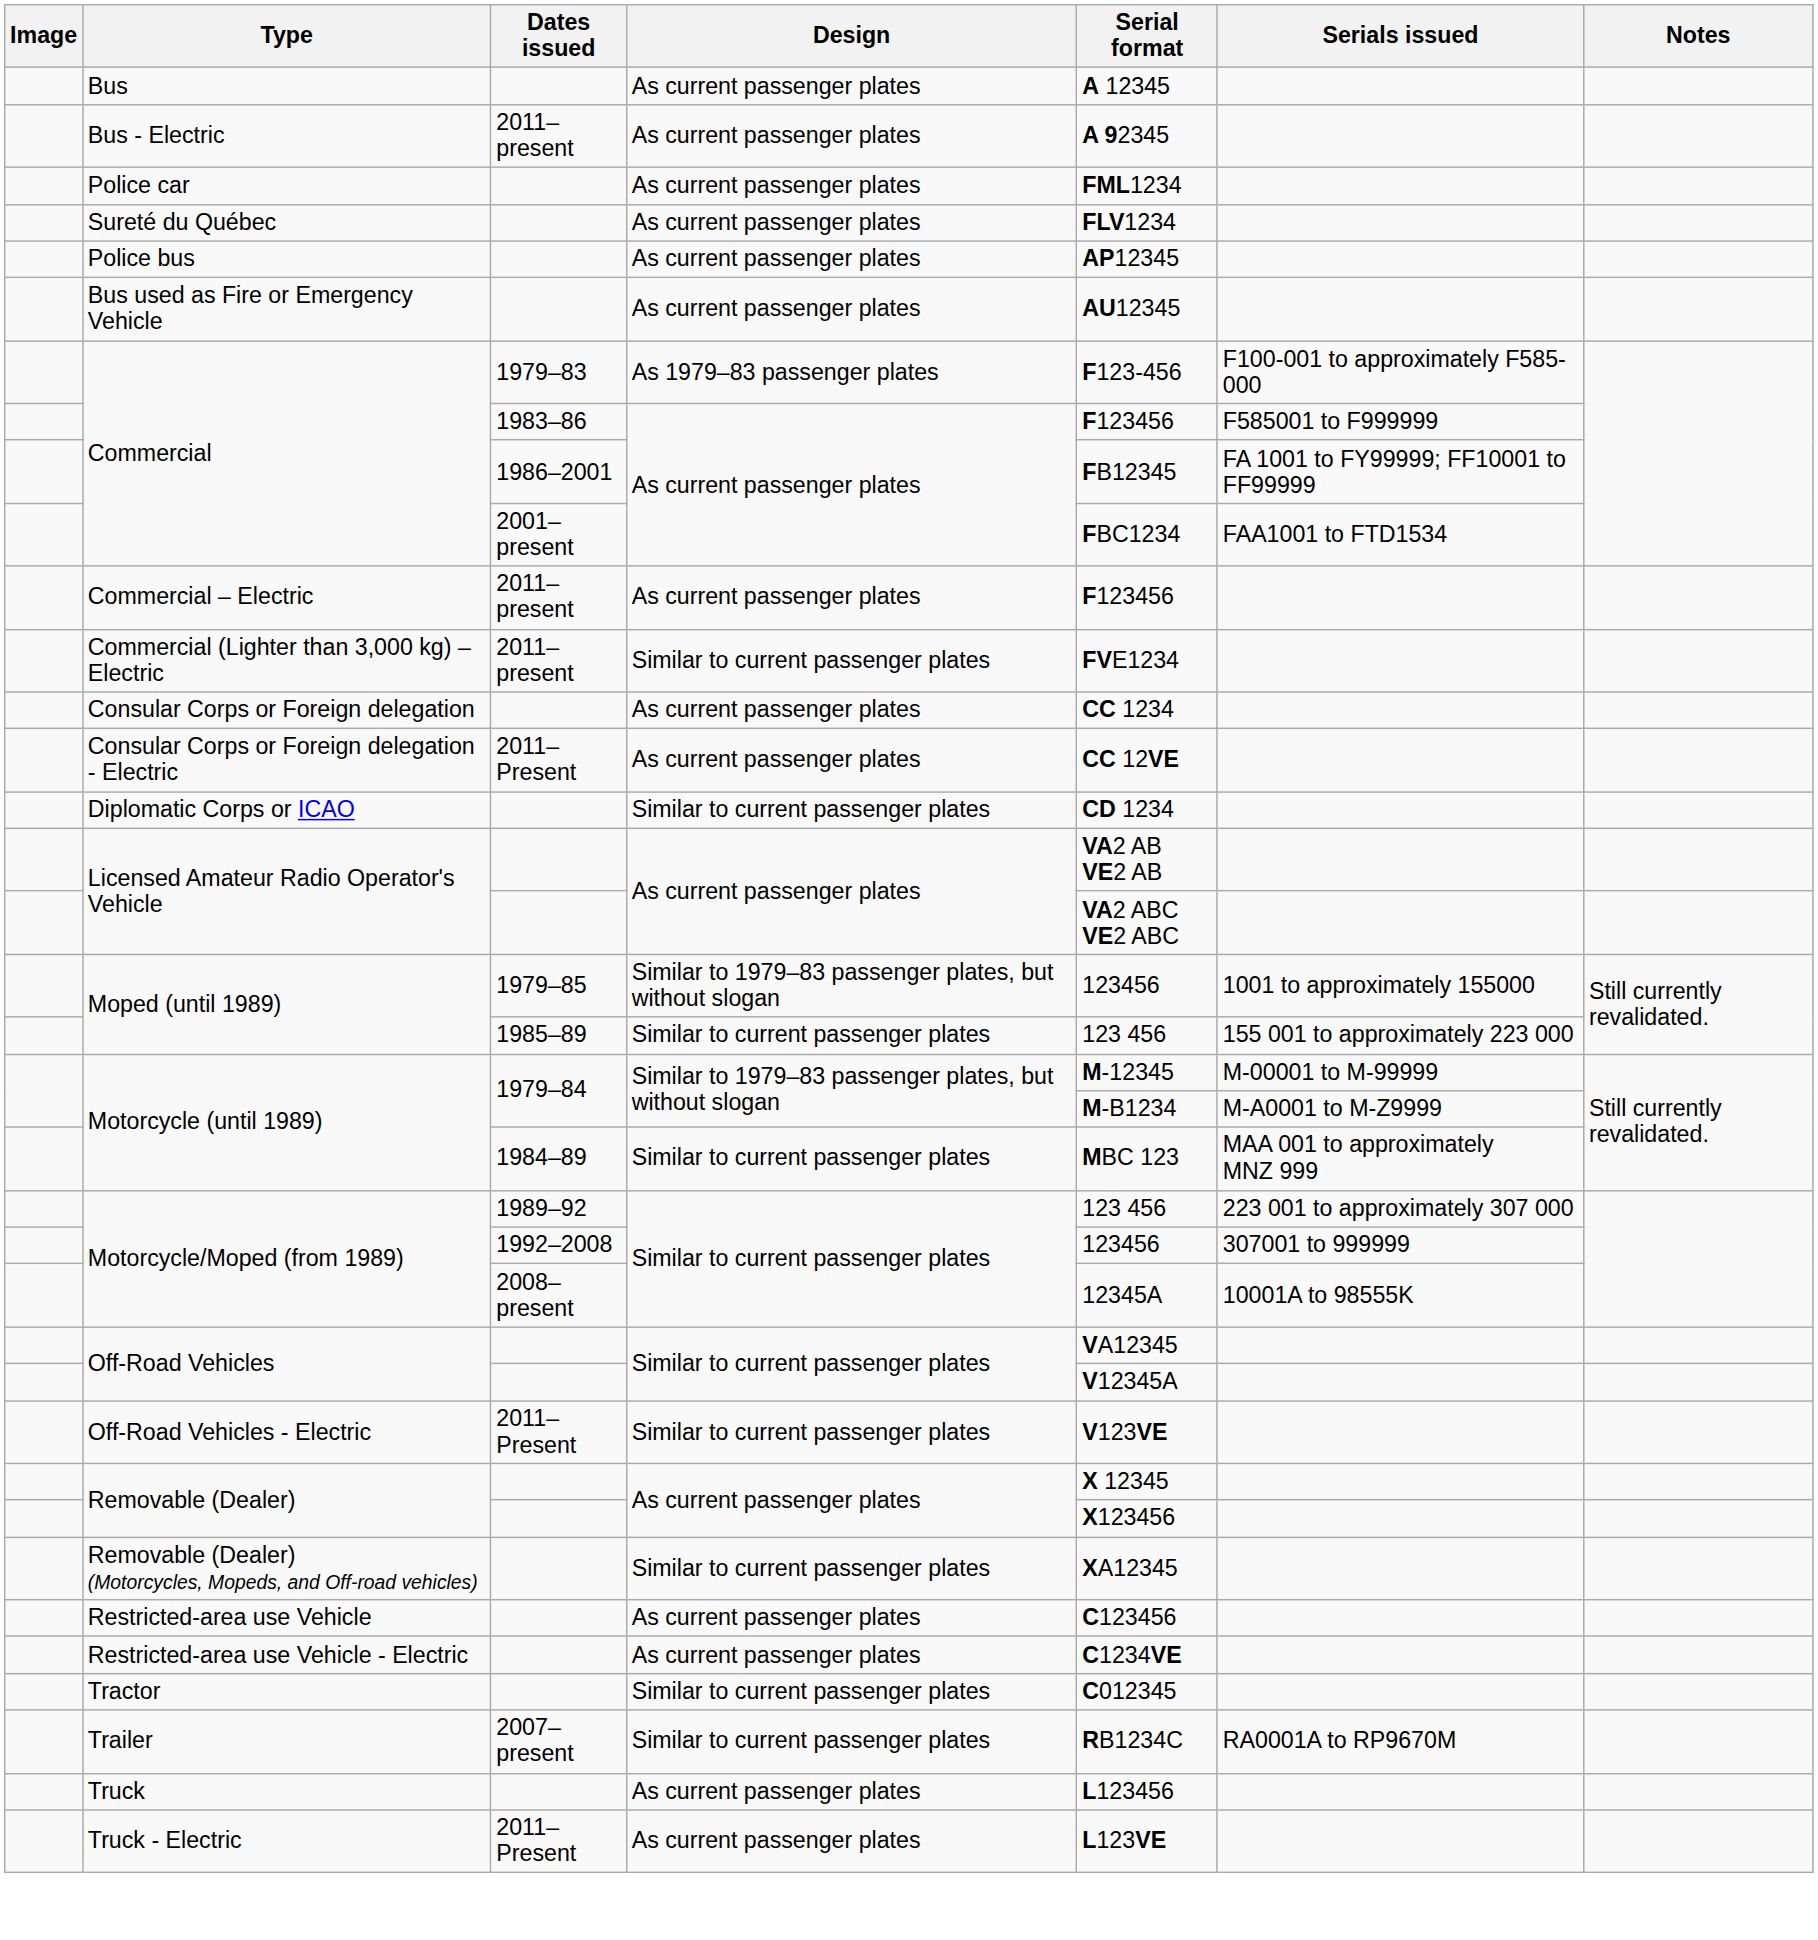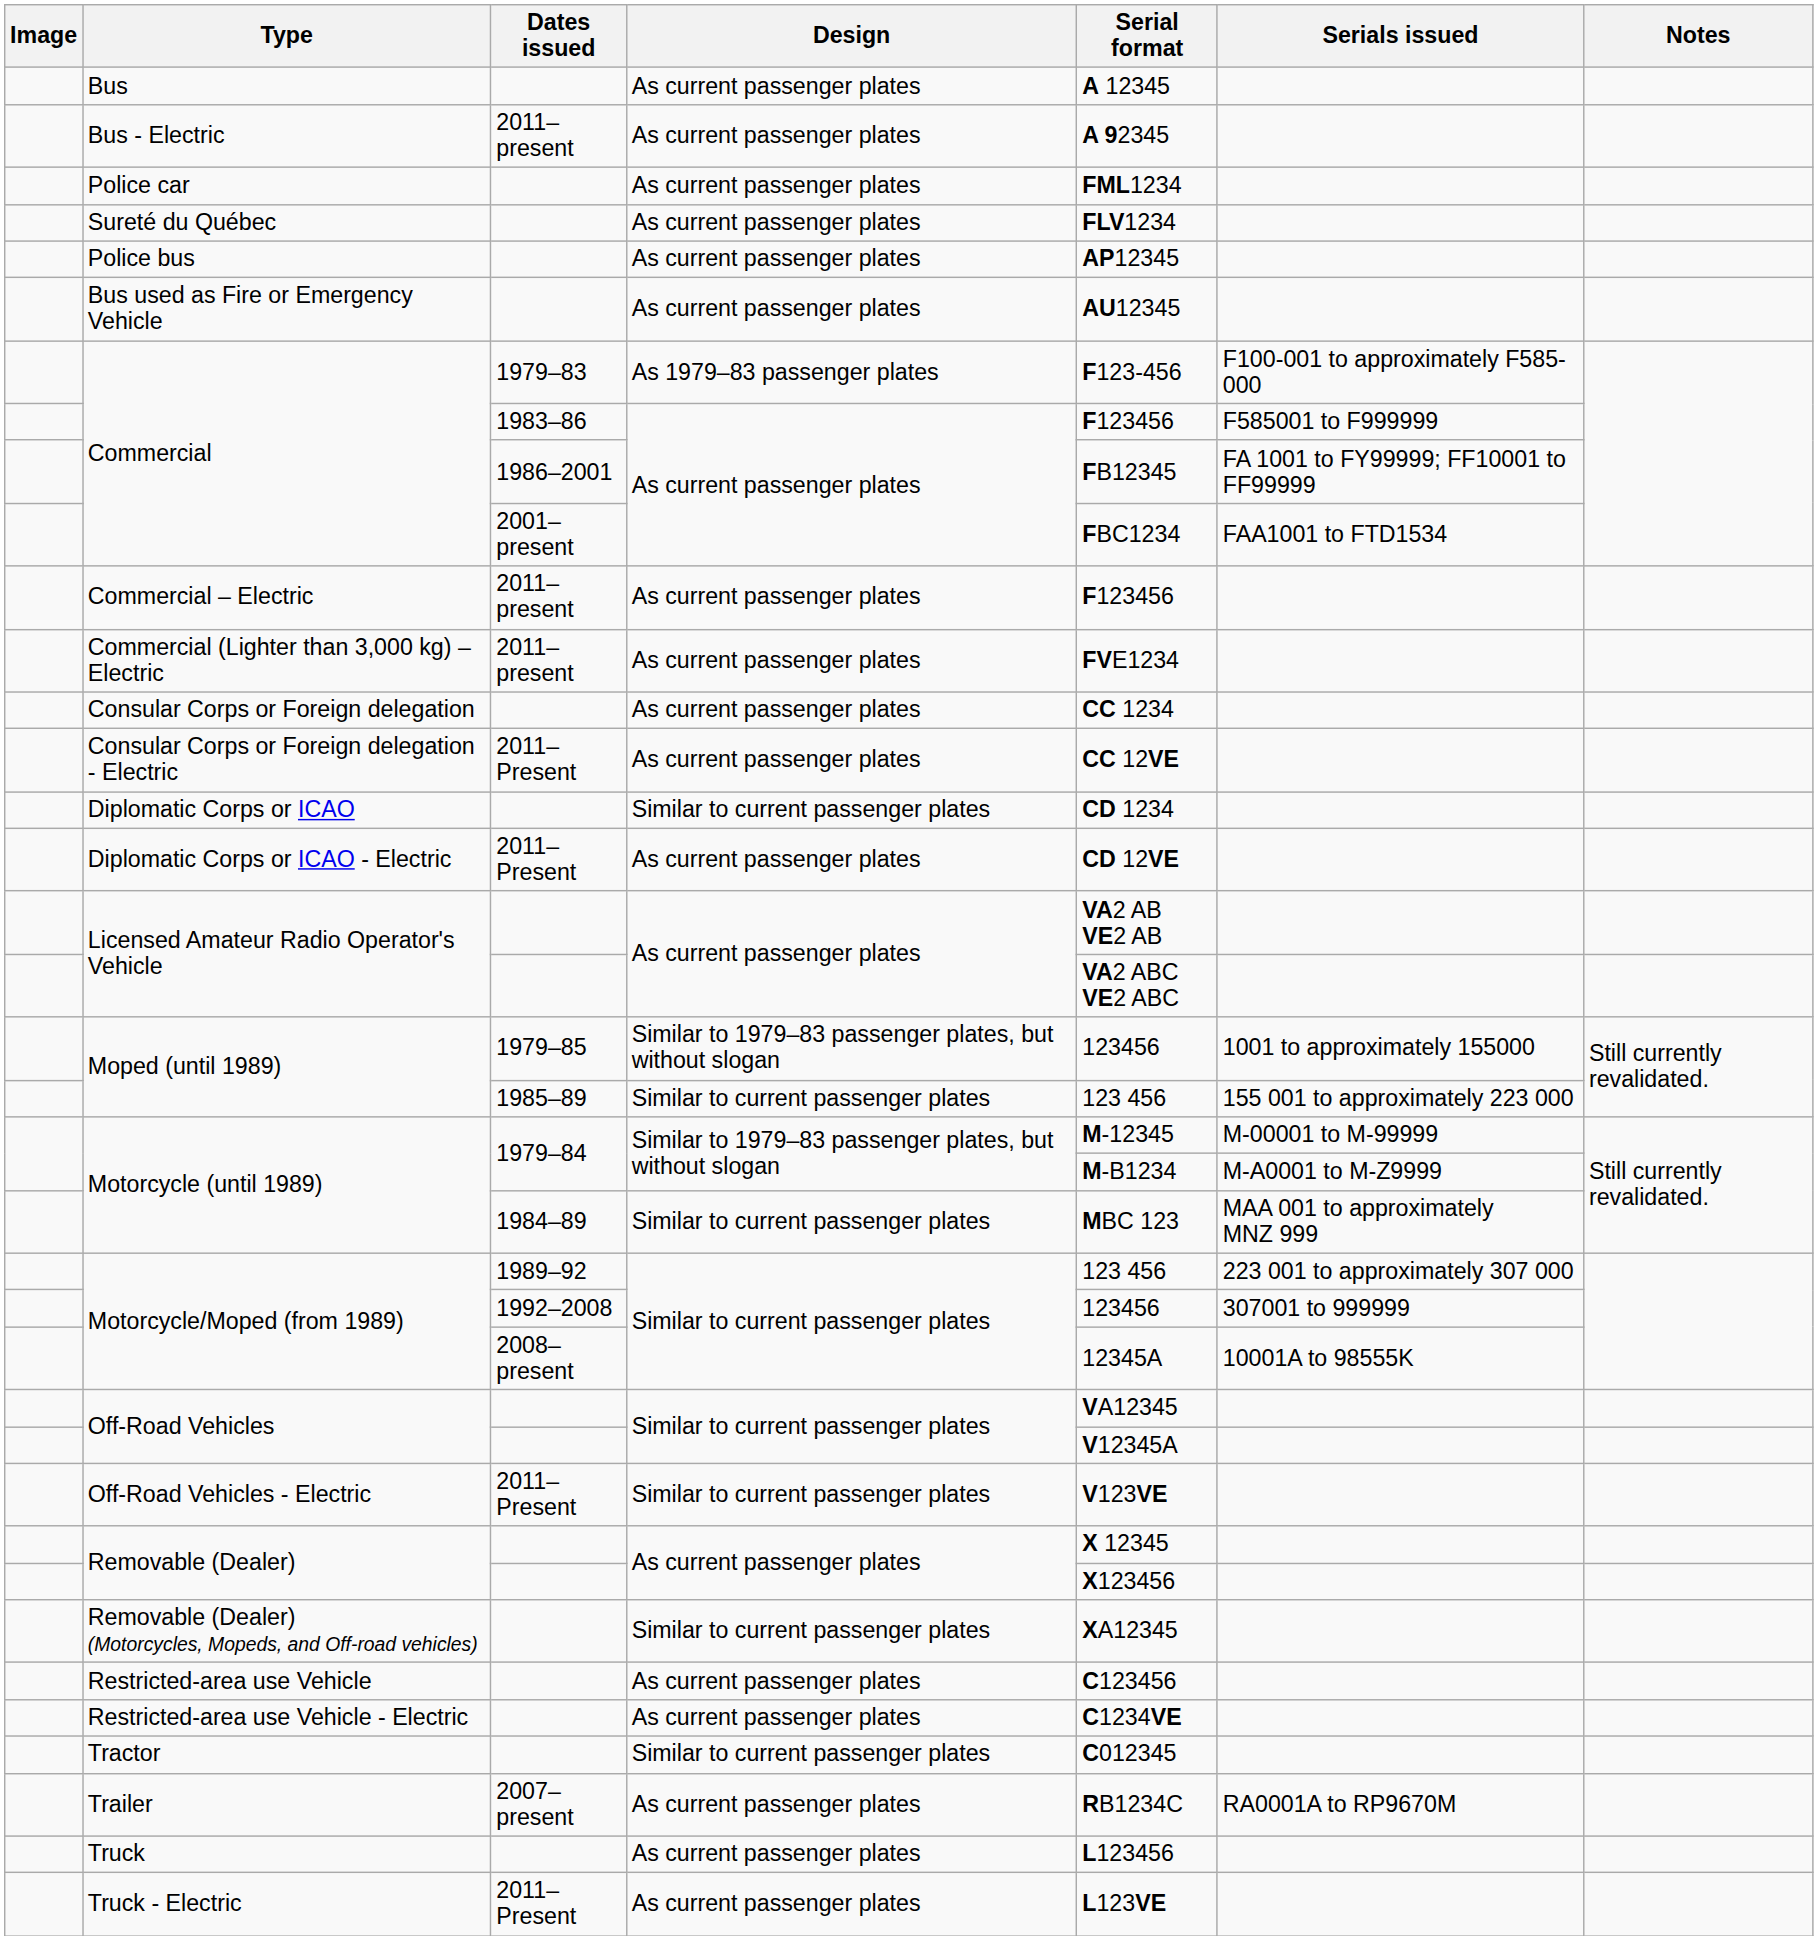(811, 660) Similar to current passenger plates -> (776, 660) As current passenger plates
+ row: (270, 859)
(811, 1741) Similar to current passenger plates -> (776, 1804) As current passenger plates
